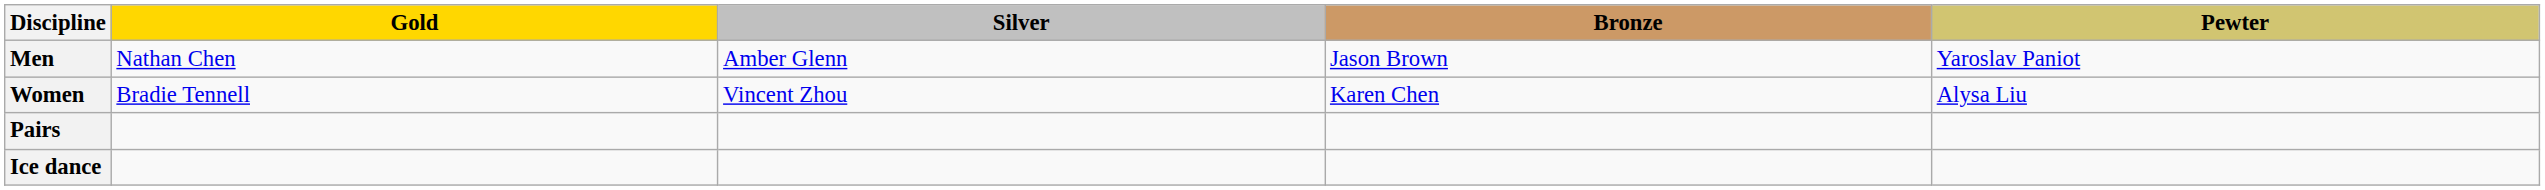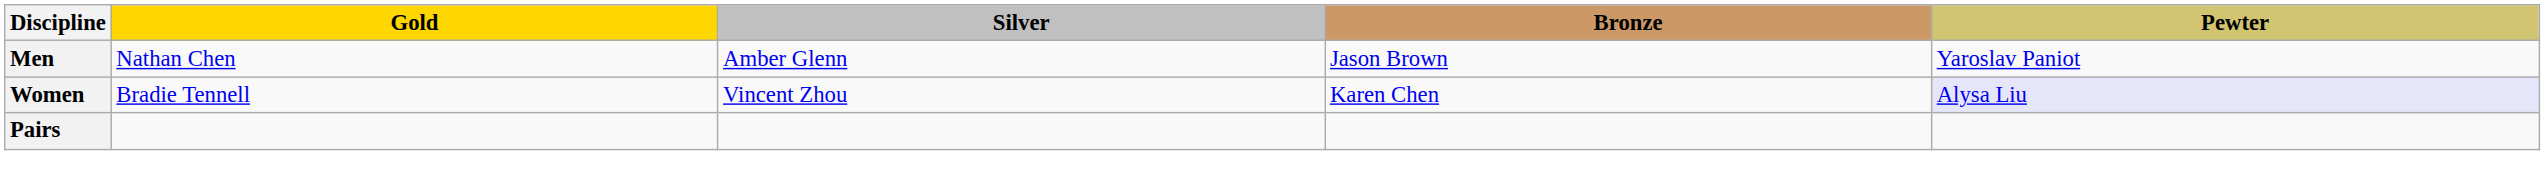(1982, 94) no background -> (1982, 94) lavender background
- row: (56, 166)
